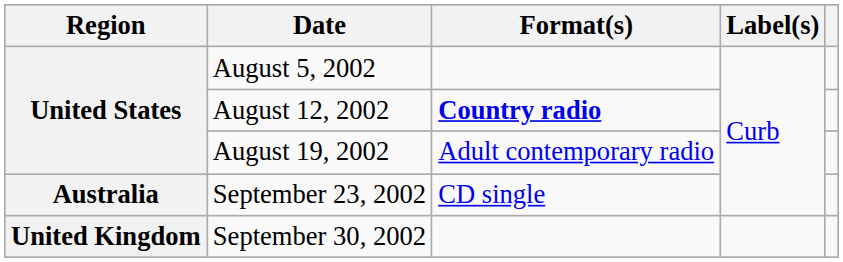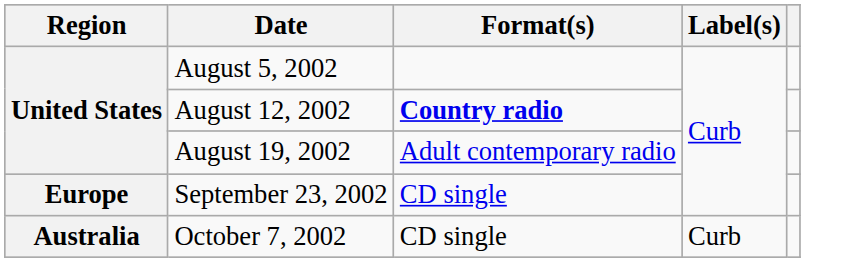(106, 194) Australia -> (87, 194) Europe
- row: (319, 236)
+ row: (260, 236)
